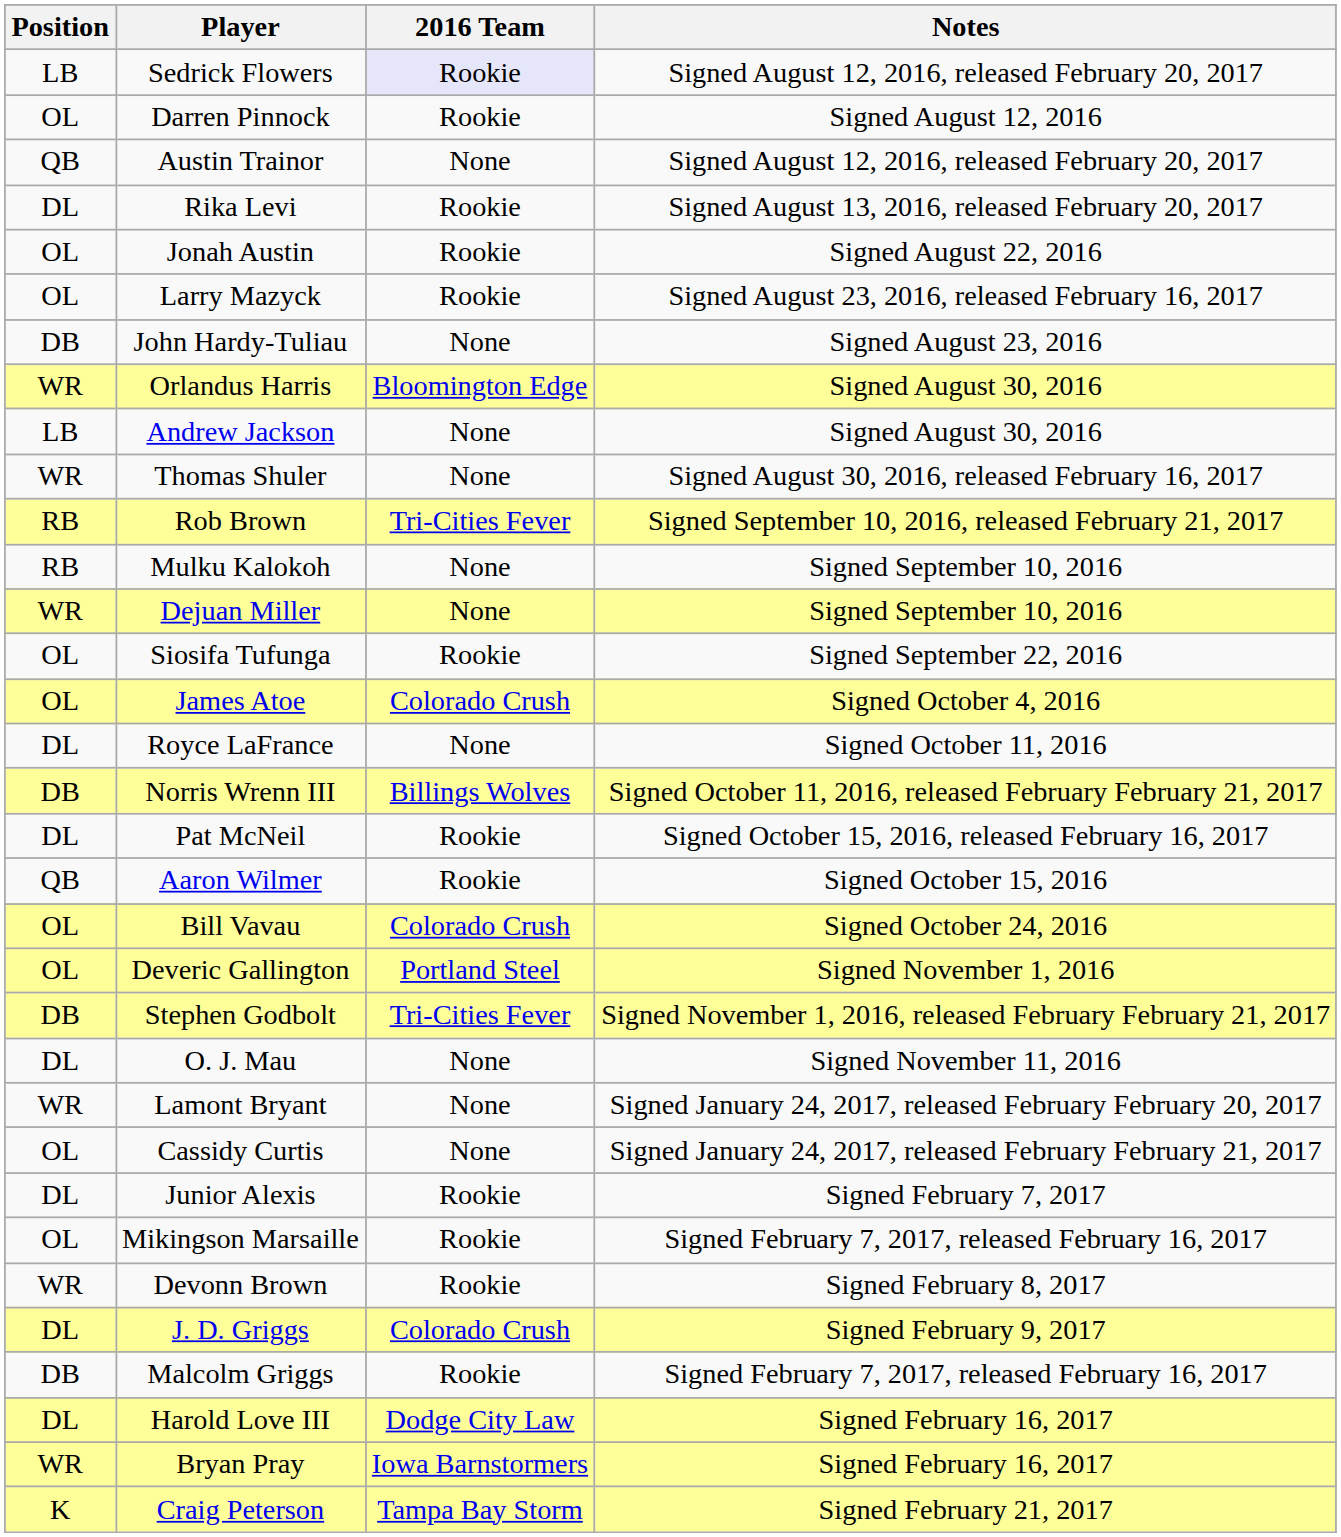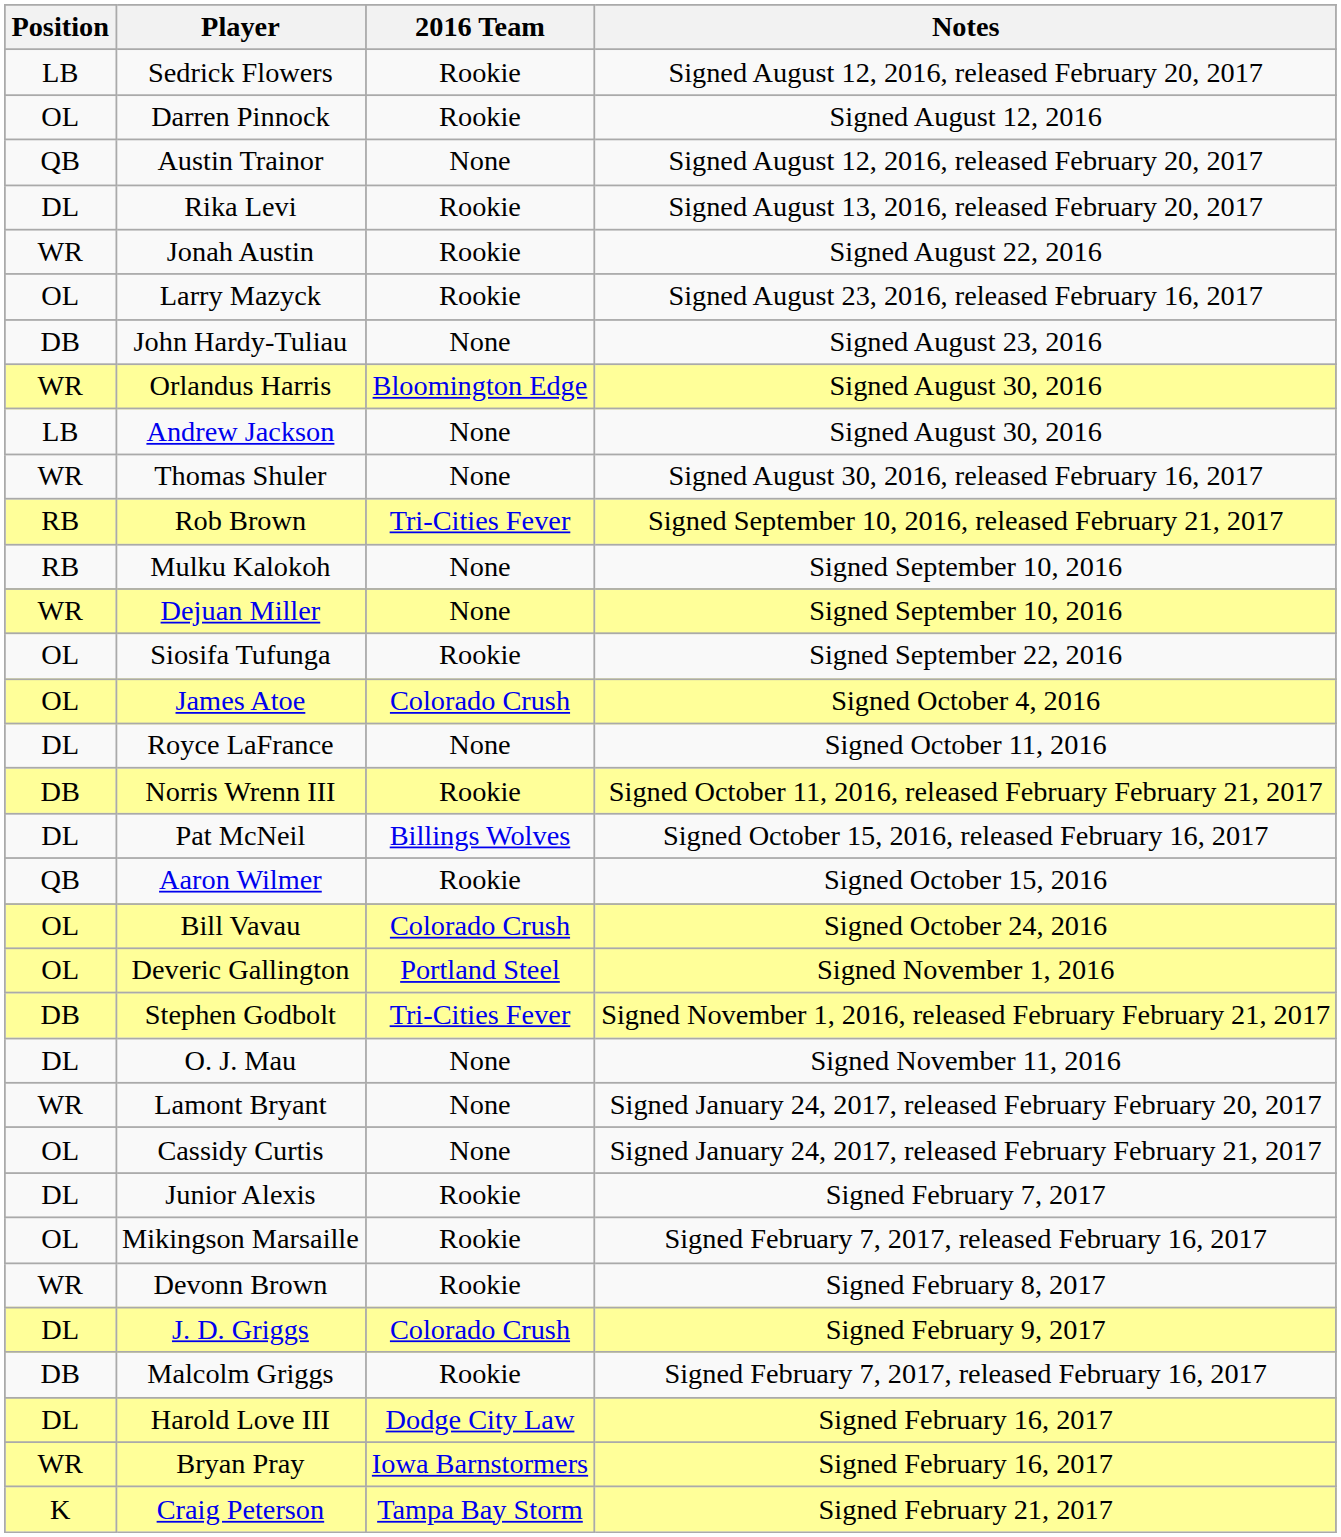(480, 71) lavender background -> (480, 71) no background
(60, 251) OL -> (60, 251) WR
(480, 790) Billings Wolves -> (480, 790) Rookie
(480, 835) Rookie -> (480, 835) Billings Wolves
